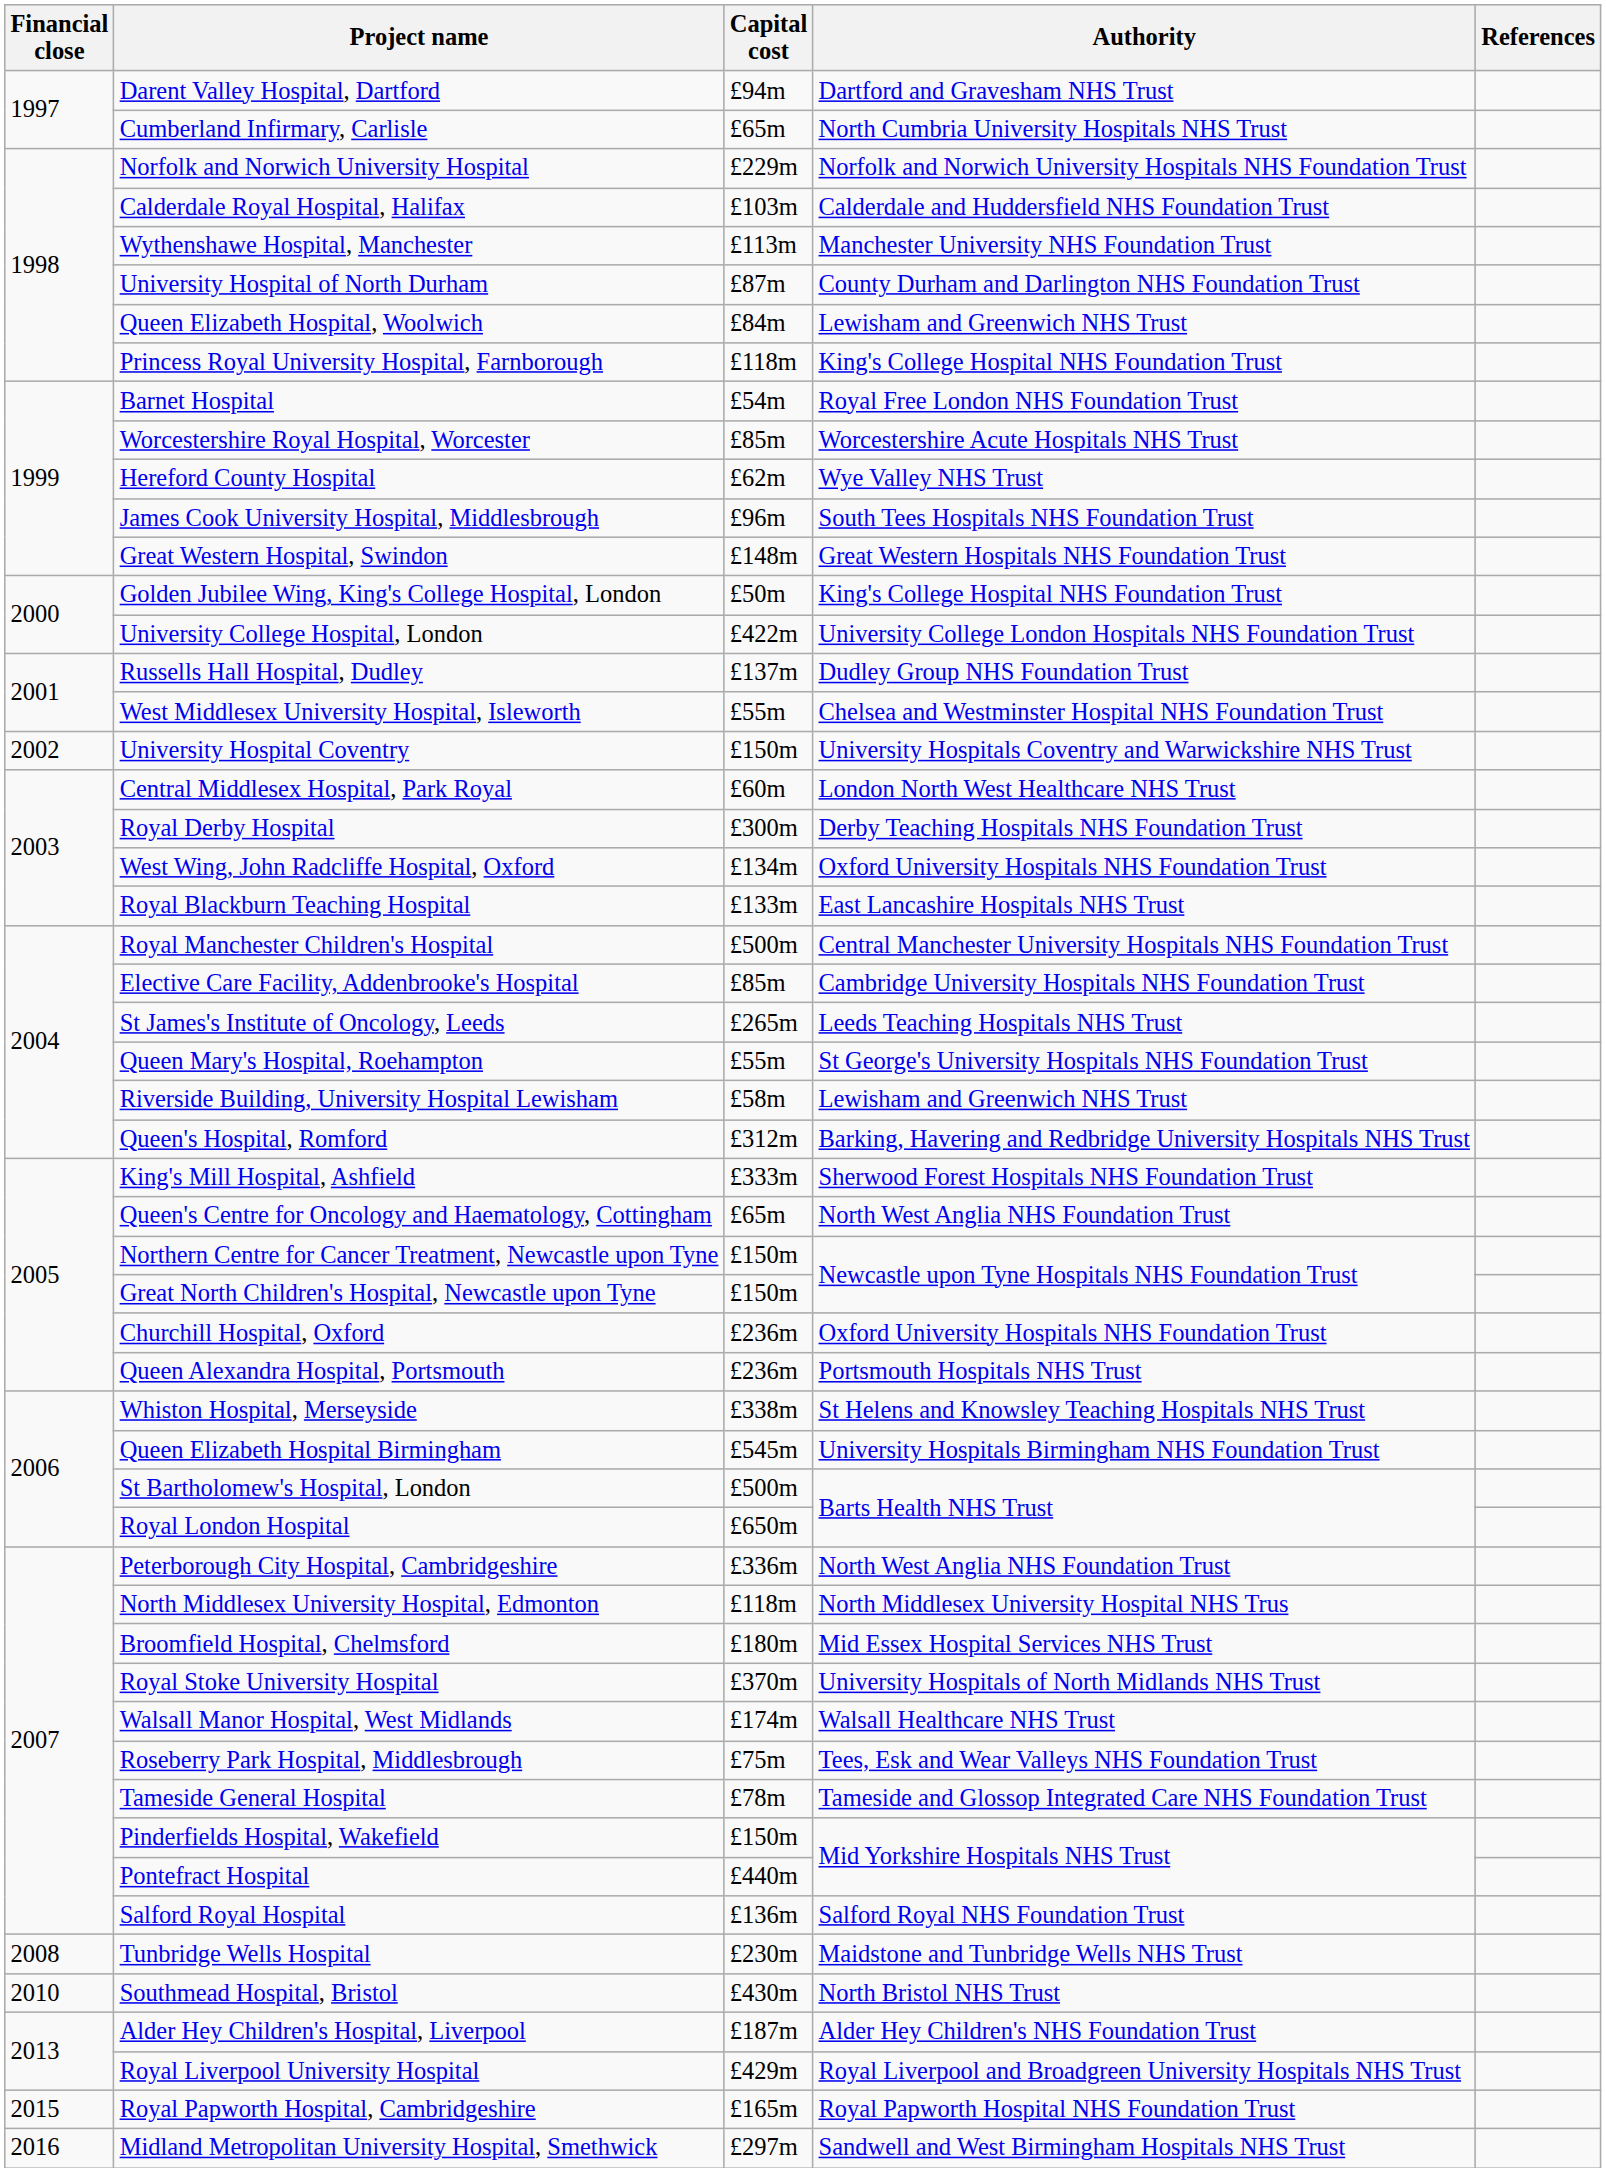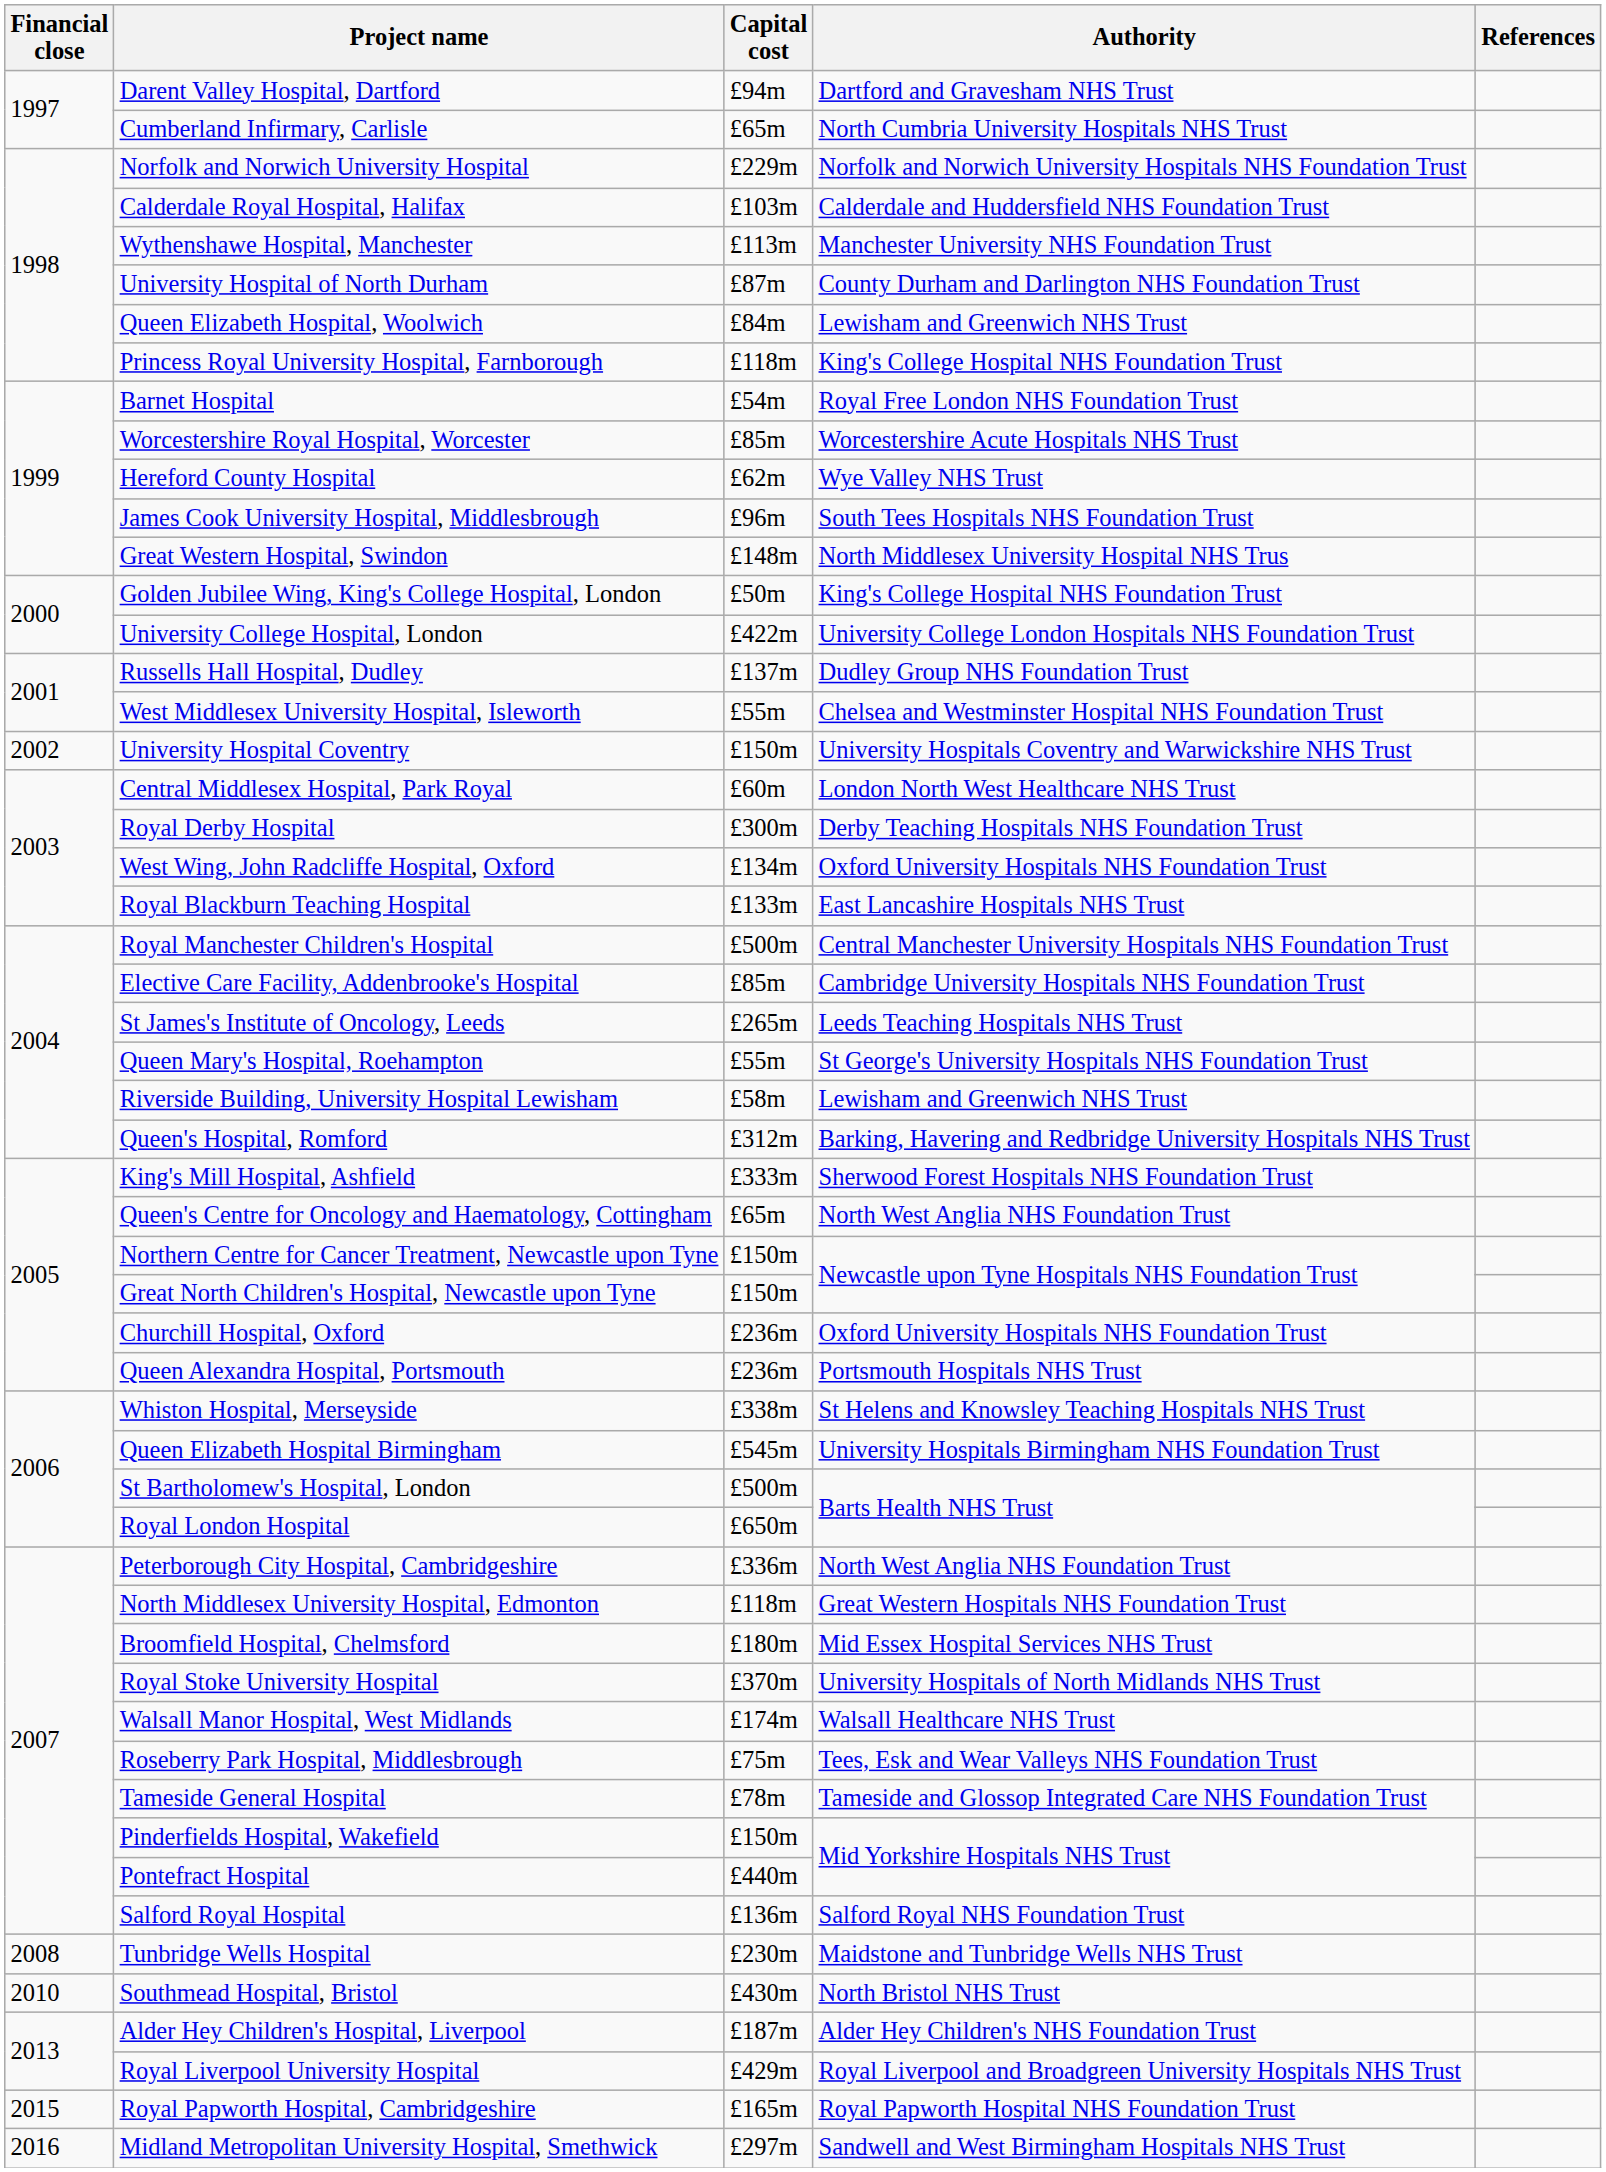(1052, 556) Great Western Hospitals NHS Foundation Trust -> (1053, 556) North Middlesex University Hospital NHS Trus
(1053, 1604) North Middlesex University Hospital NHS Trus -> (1052, 1604) Great Western Hospitals NHS Foundation Trust
